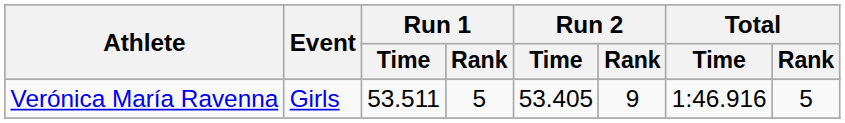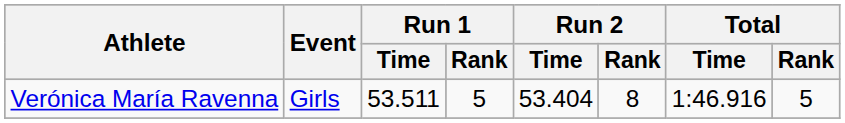(556, 99) 53.405 -> (556, 99) 53.404
(632, 99) 9 -> (632, 99) 8
